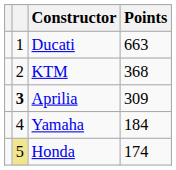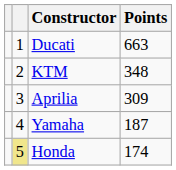(136, 71) 368 -> (136, 71) 348
(20, 98) bold -> (20, 98) normal
(136, 125) 184 -> (136, 125) 187
